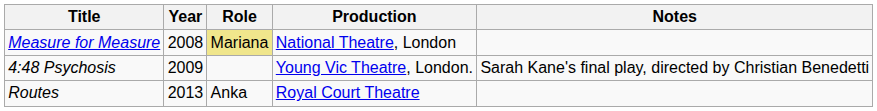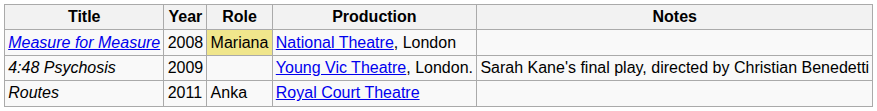(185, 93) 2013 -> (185, 93) 2011
